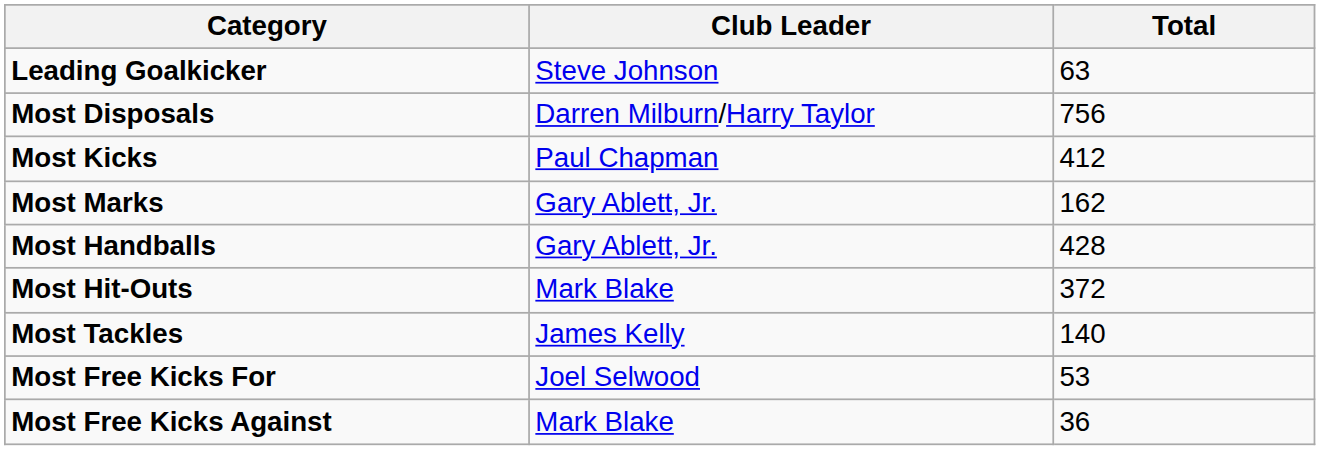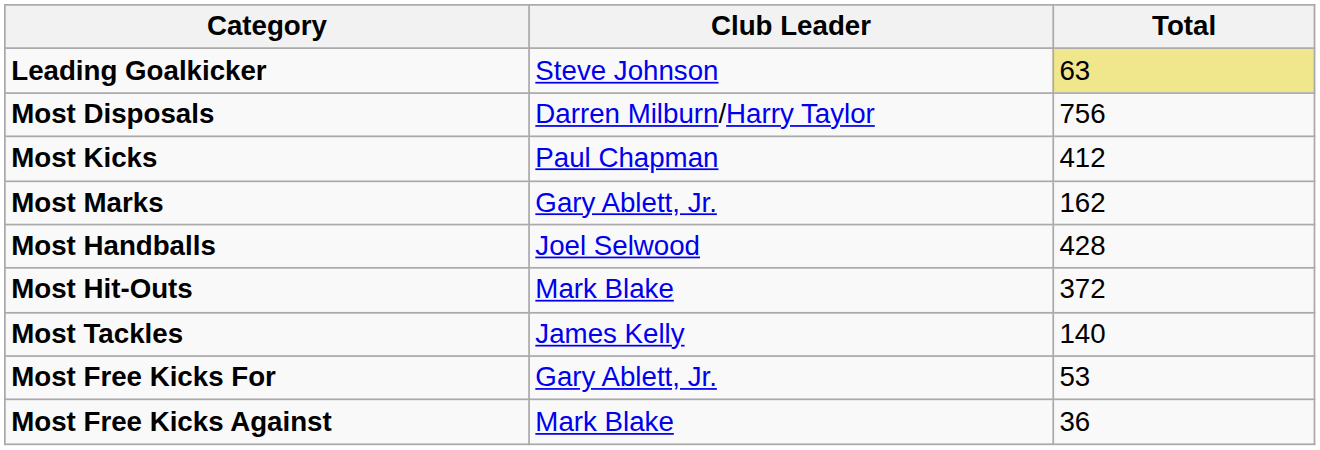(1075, 70) no background -> (1075, 70) khaki background
(626, 245) Gary Ablett, Jr. -> (618, 245) Joel Selwood
(618, 377) Joel Selwood -> (626, 377) Gary Ablett, Jr.
